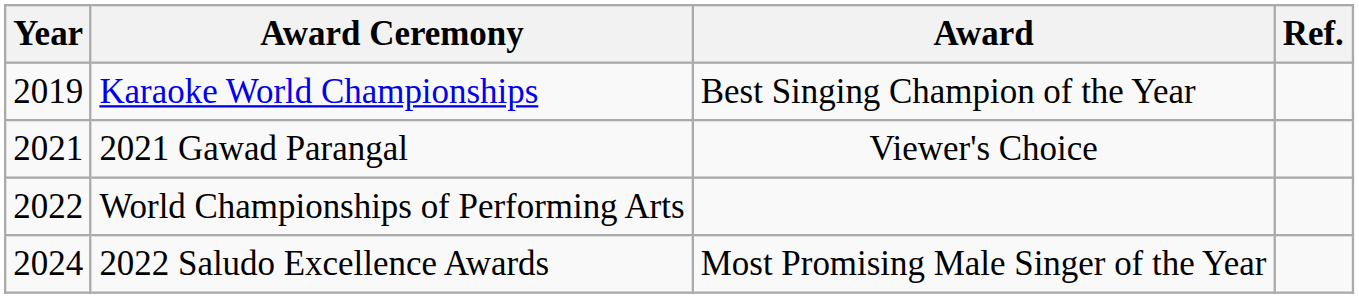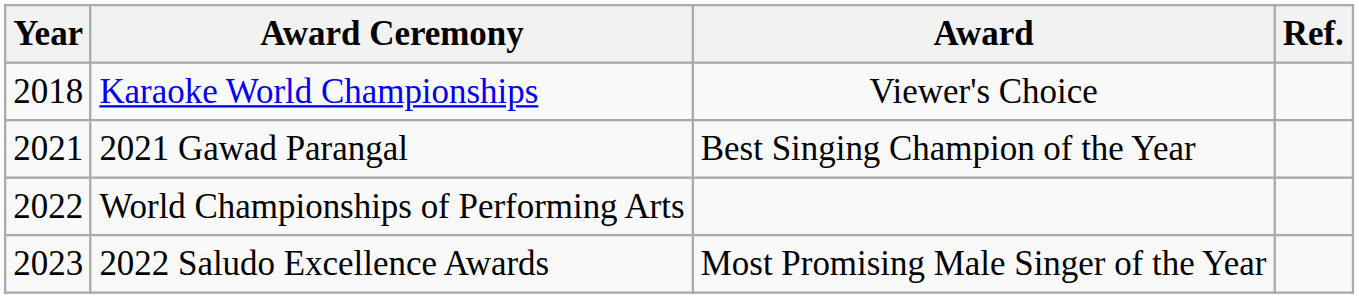(48, 91) 2019 -> (48, 91) 2018
(948, 91) Best Singing Champion of the Year -> (984, 91) Viewer's Choice
(984, 148) Viewer's Choice -> (948, 148) Best Singing Champion of the Year
(48, 264) 2024 -> (48, 264) 2023
